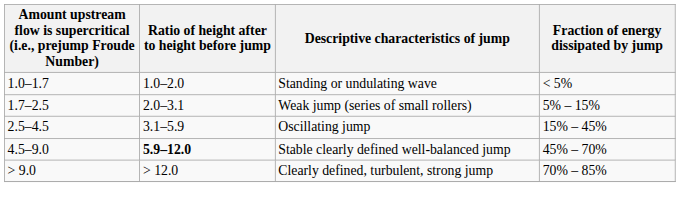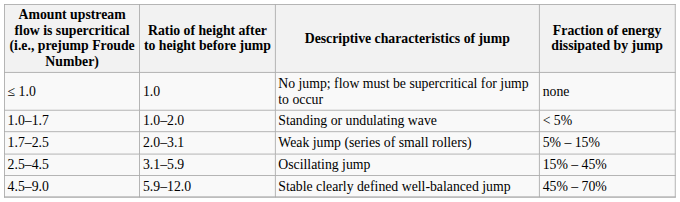+ row: (403, 91)
(167, 149) bold -> (167, 186) normal
- row: (386, 170)
